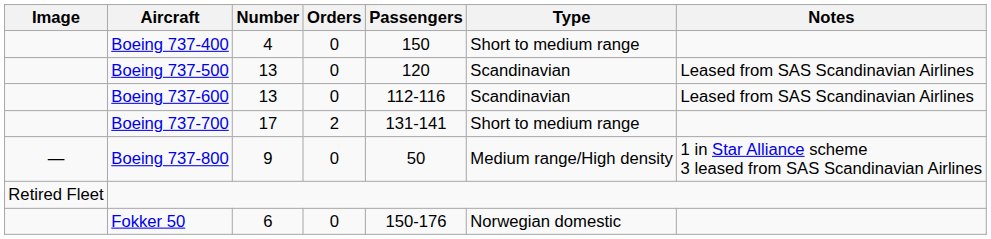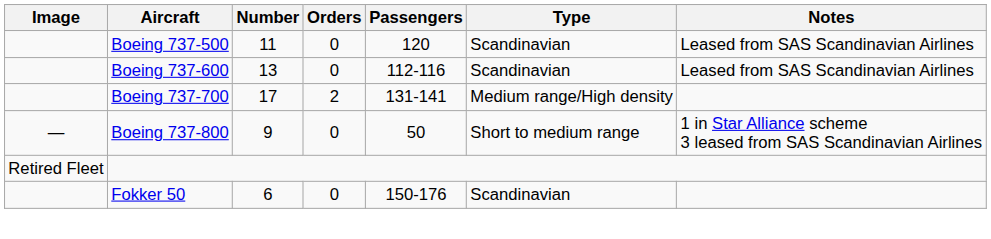- row: (170, 44)
(268, 70) 13 -> (268, 44) 11
(555, 123) Short to medium range -> (572, 96) Medium range/High density
(572, 159) Medium range/High density -> (555, 132) Short to medium range
(546, 221) Norwegian domestic -> (520, 194) Scandinavian
